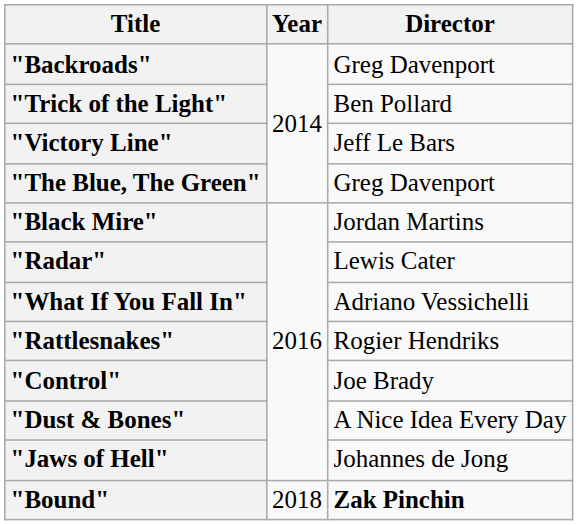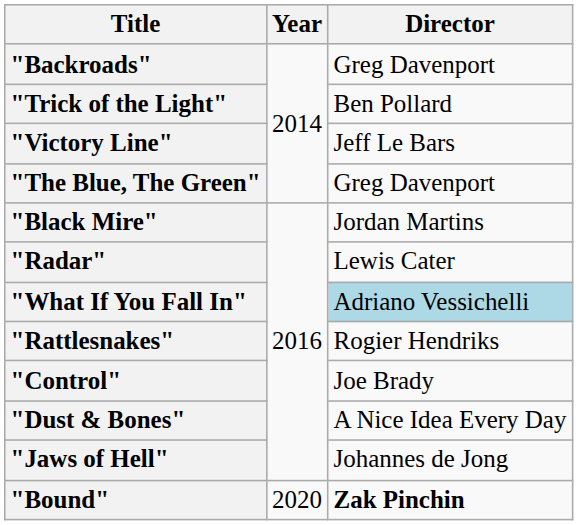(431, 301) no background -> (431, 301) lightblue background
(297, 499) 2018 -> (297, 499) 2020
